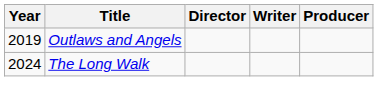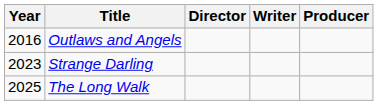(25, 40) 2019 -> (25, 40) 2016
+ row: (101, 64)
(25, 64) 2024 -> (25, 87) 2025
